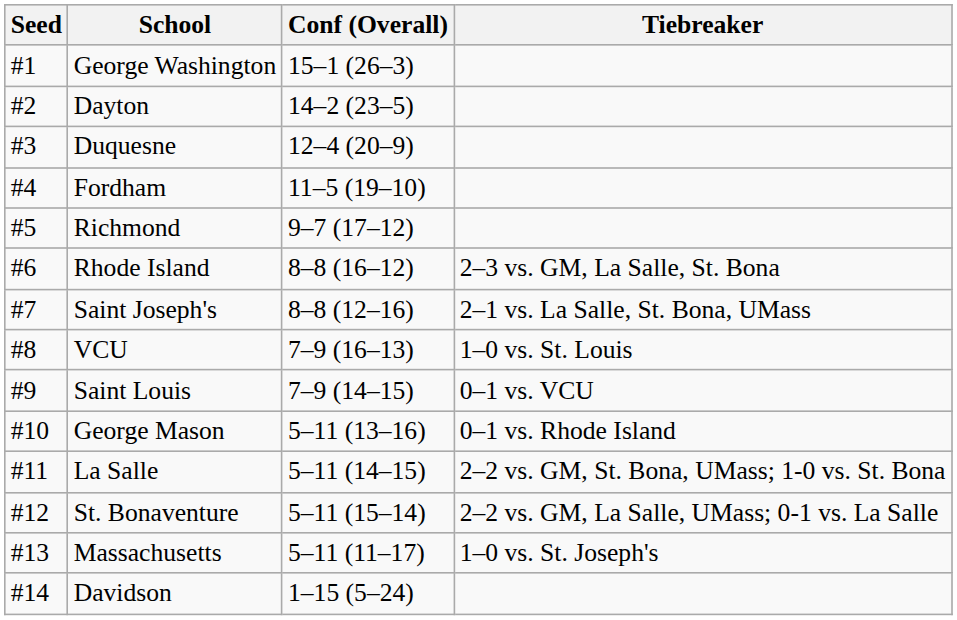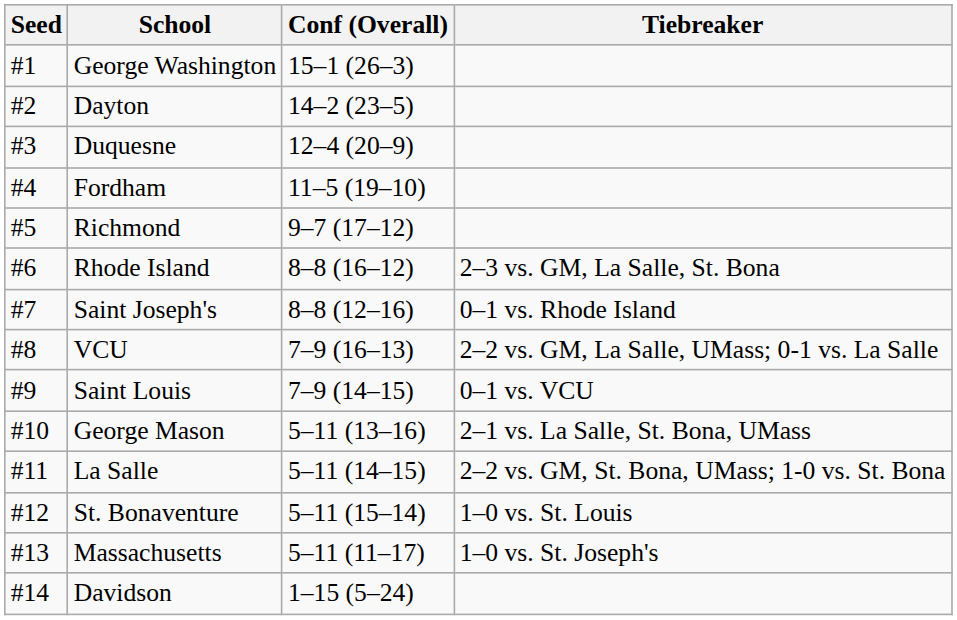(635, 308) 2–1 vs. La Salle, St. Bona, UMass -> (568, 308) 0–1 vs. Rhode Island
(546, 349) 1–0 vs. St. Louis -> (699, 349) 2–2 vs. GM, La Salle, UMass; 0-1 vs. La Salle
(568, 430) 0–1 vs. Rhode Island -> (635, 430) 2–1 vs. La Salle, St. Bona, UMass
(699, 512) 2–2 vs. GM, La Salle, UMass; 0-1 vs. La Salle -> (546, 512) 1–0 vs. St. Louis
